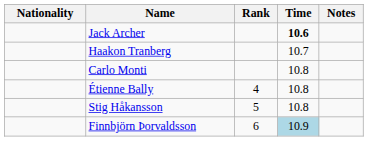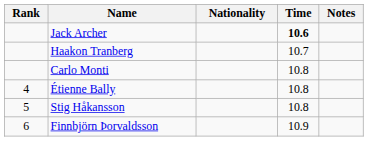columns swapped: (256, 13) <-> (45, 13)
(298, 126) lightblue background -> (298, 126) no background
